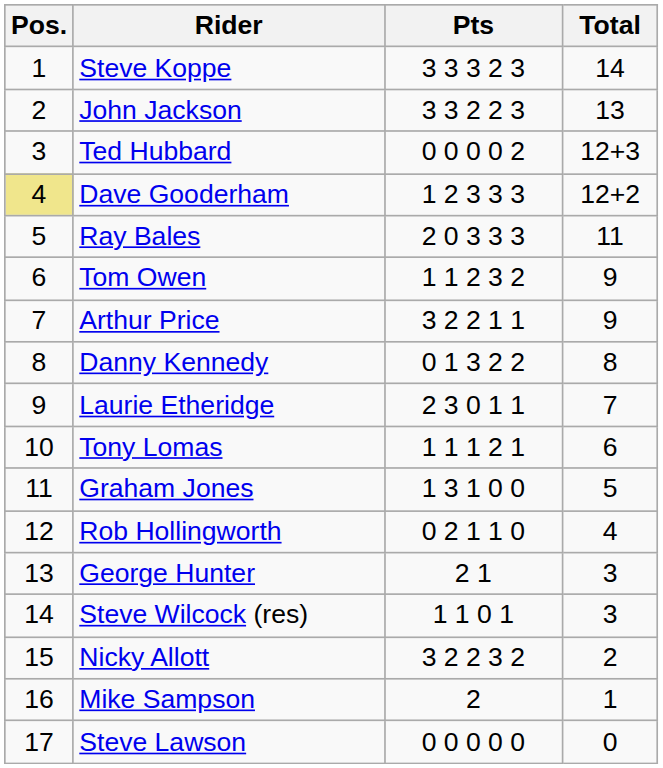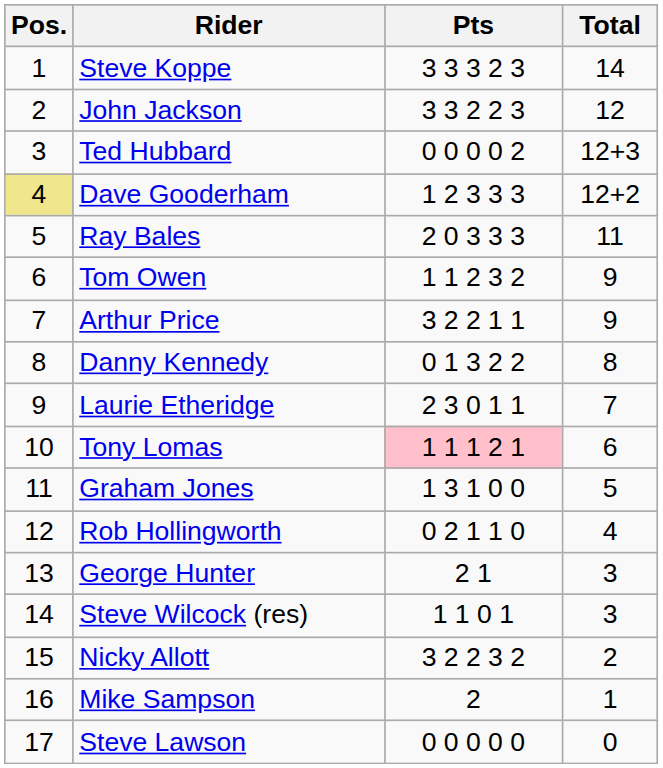(610, 109) 13 -> (610, 109) 12
(473, 446) no background -> (473, 446) pink background
